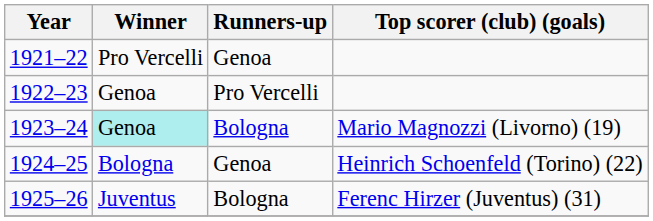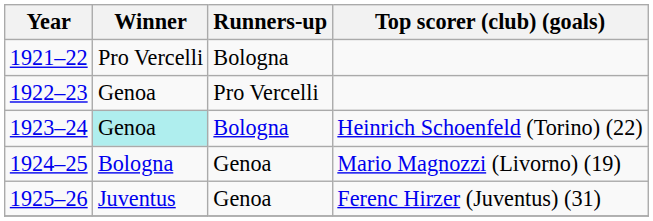(242, 57) Genoa -> (251, 57) Bologna
(479, 127) Mario Magnozzi (Livorno) (19) -> (490, 127) Heinrich Schoenfeld (Torino) (22)
(490, 163) Heinrich Schoenfeld (Torino) (22) -> (479, 163) Mario Magnozzi (Livorno) (19)
(251, 198) Bologna -> (242, 198) Genoa
